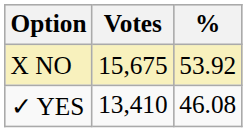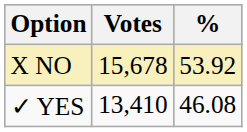(133, 64) 15,675 -> (133, 64) 15,678
